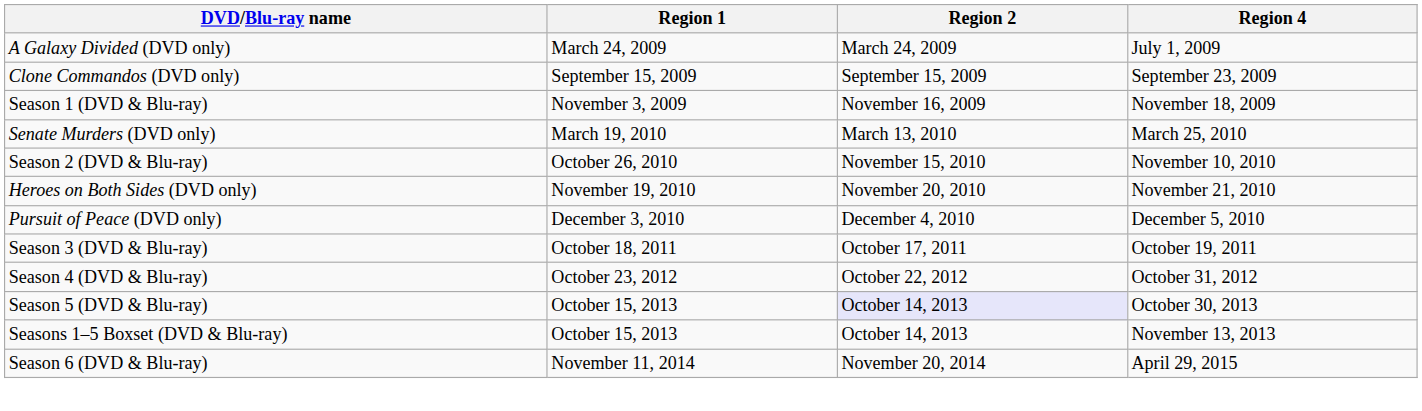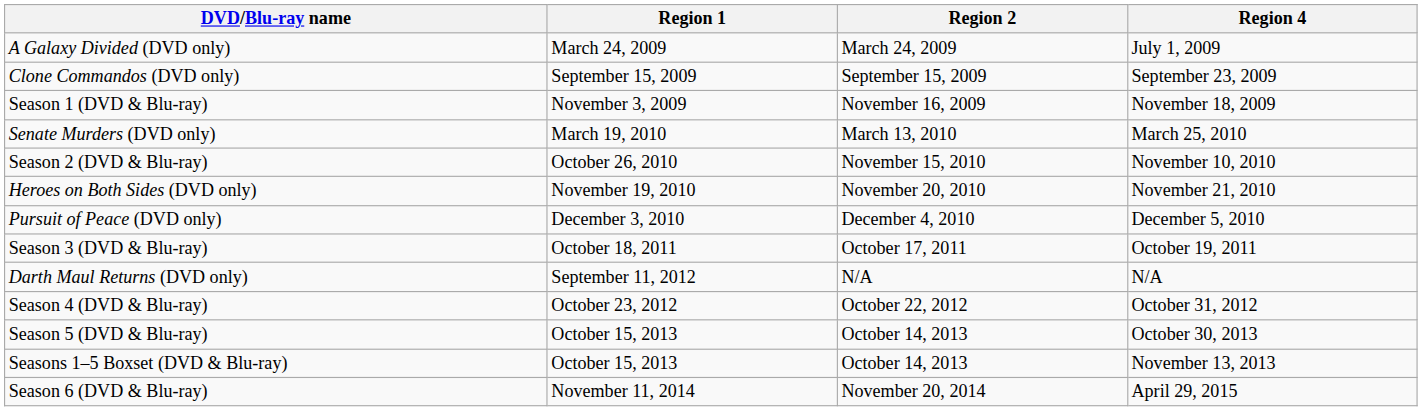+ row: (128, 276)
(904, 305) lavender background -> (904, 334) no background
